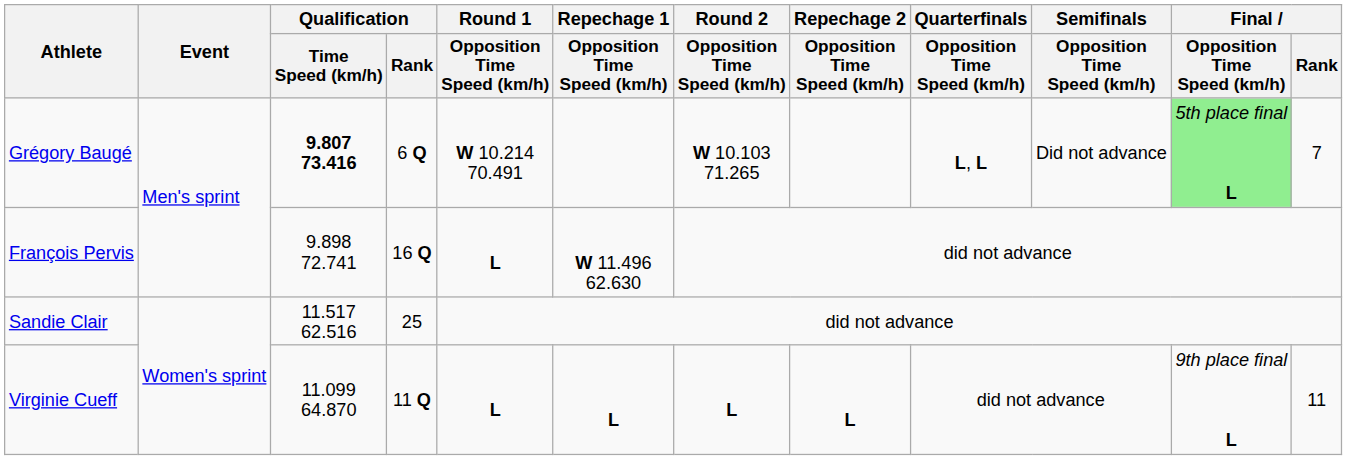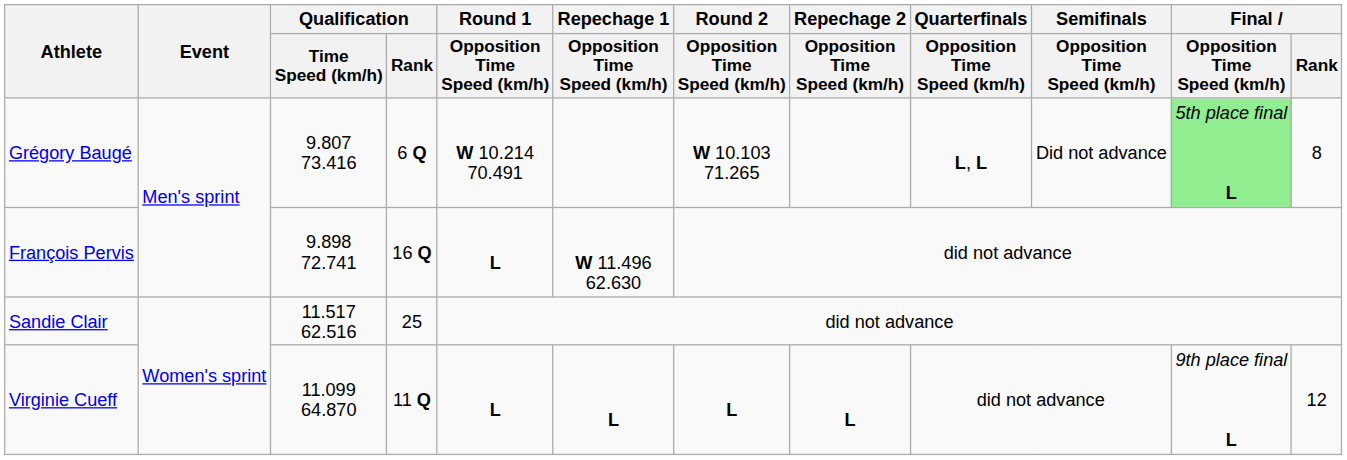(329, 153) bold -> (329, 153) normal
(1317, 153) 7 -> (1317, 153) 8
(1317, 400) 11 -> (1317, 400) 12
